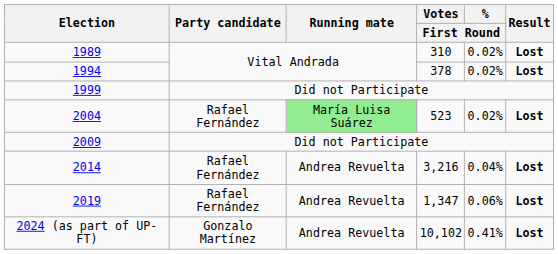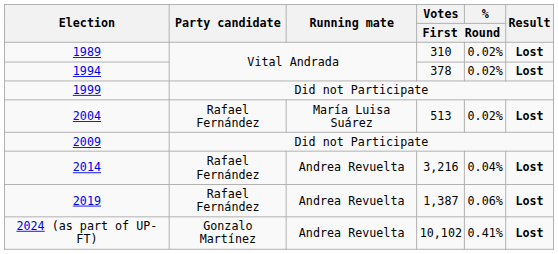(352, 116) lightgreen background -> (352, 116) no background
(441, 116) 523 -> (441, 116) 513
(441, 200) 1,347 -> (441, 200) 1,387
